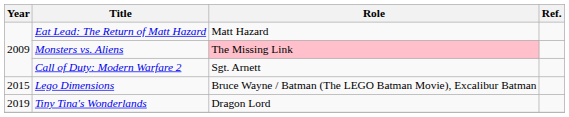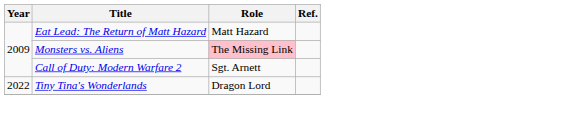- row: (75, 85)
(18, 103) 2019 -> (18, 85) 2022
